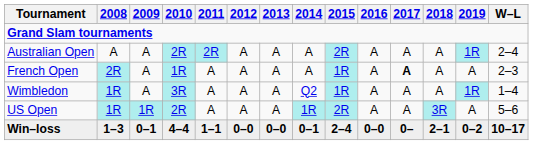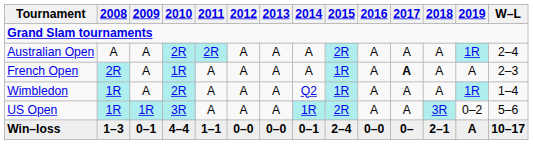(179, 91) 3R -> (179, 91) 2R
(179, 110) 2R -> (179, 110) 3R
(472, 110) A -> (472, 110) 0–2
(472, 129) 0–2 -> (472, 129) A
